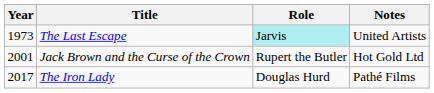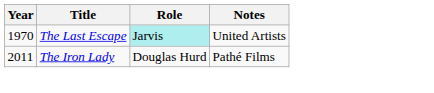(21, 35) 1973 -> (21, 35) 1970
- row: (145, 56)
(21, 77) 2017 -> (20, 56) 2011
